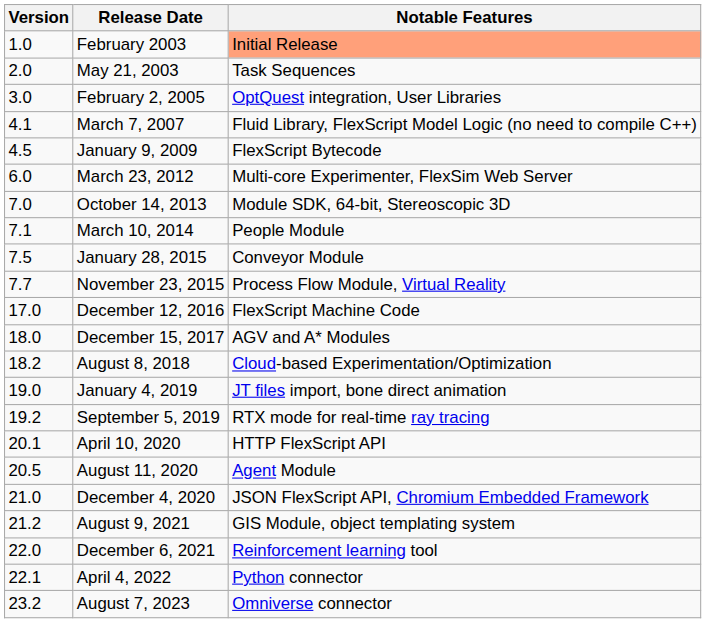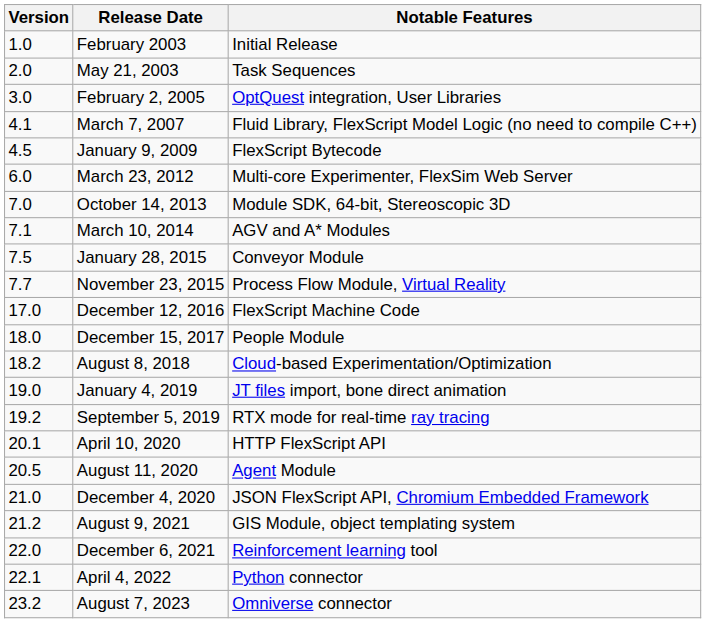(285, 44) lightsalmon background -> (285, 44) no background
(288, 230) People Module -> (311, 230) AGV and A* Modules
(311, 337) AGV and A* Modules -> (288, 337) People Module
